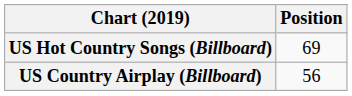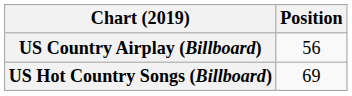rows swapped: (140, 76) <-> (140, 47)
